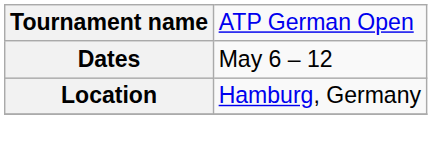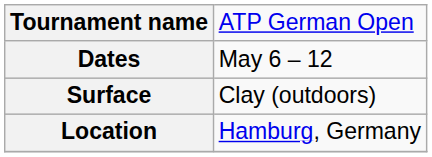+ row: (109, 95)
